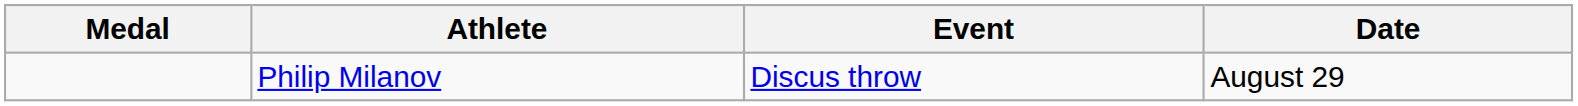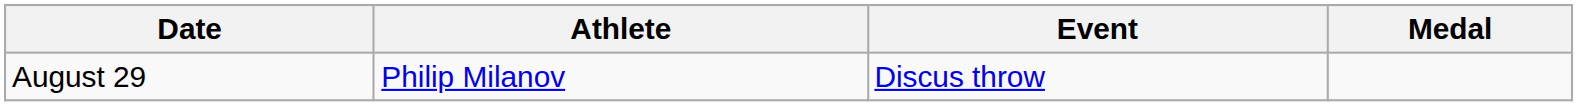columns swapped: (128, 29) <-> (1388, 29)
